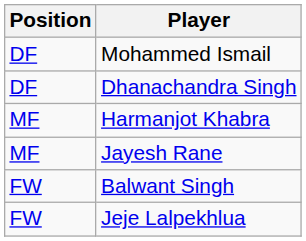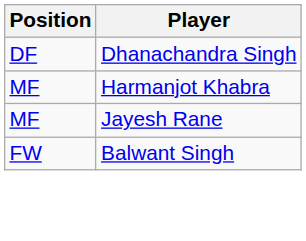- row: (186, 53)
- row: (173, 218)
